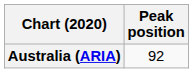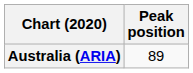(156, 56) 92 -> (156, 56) 89
